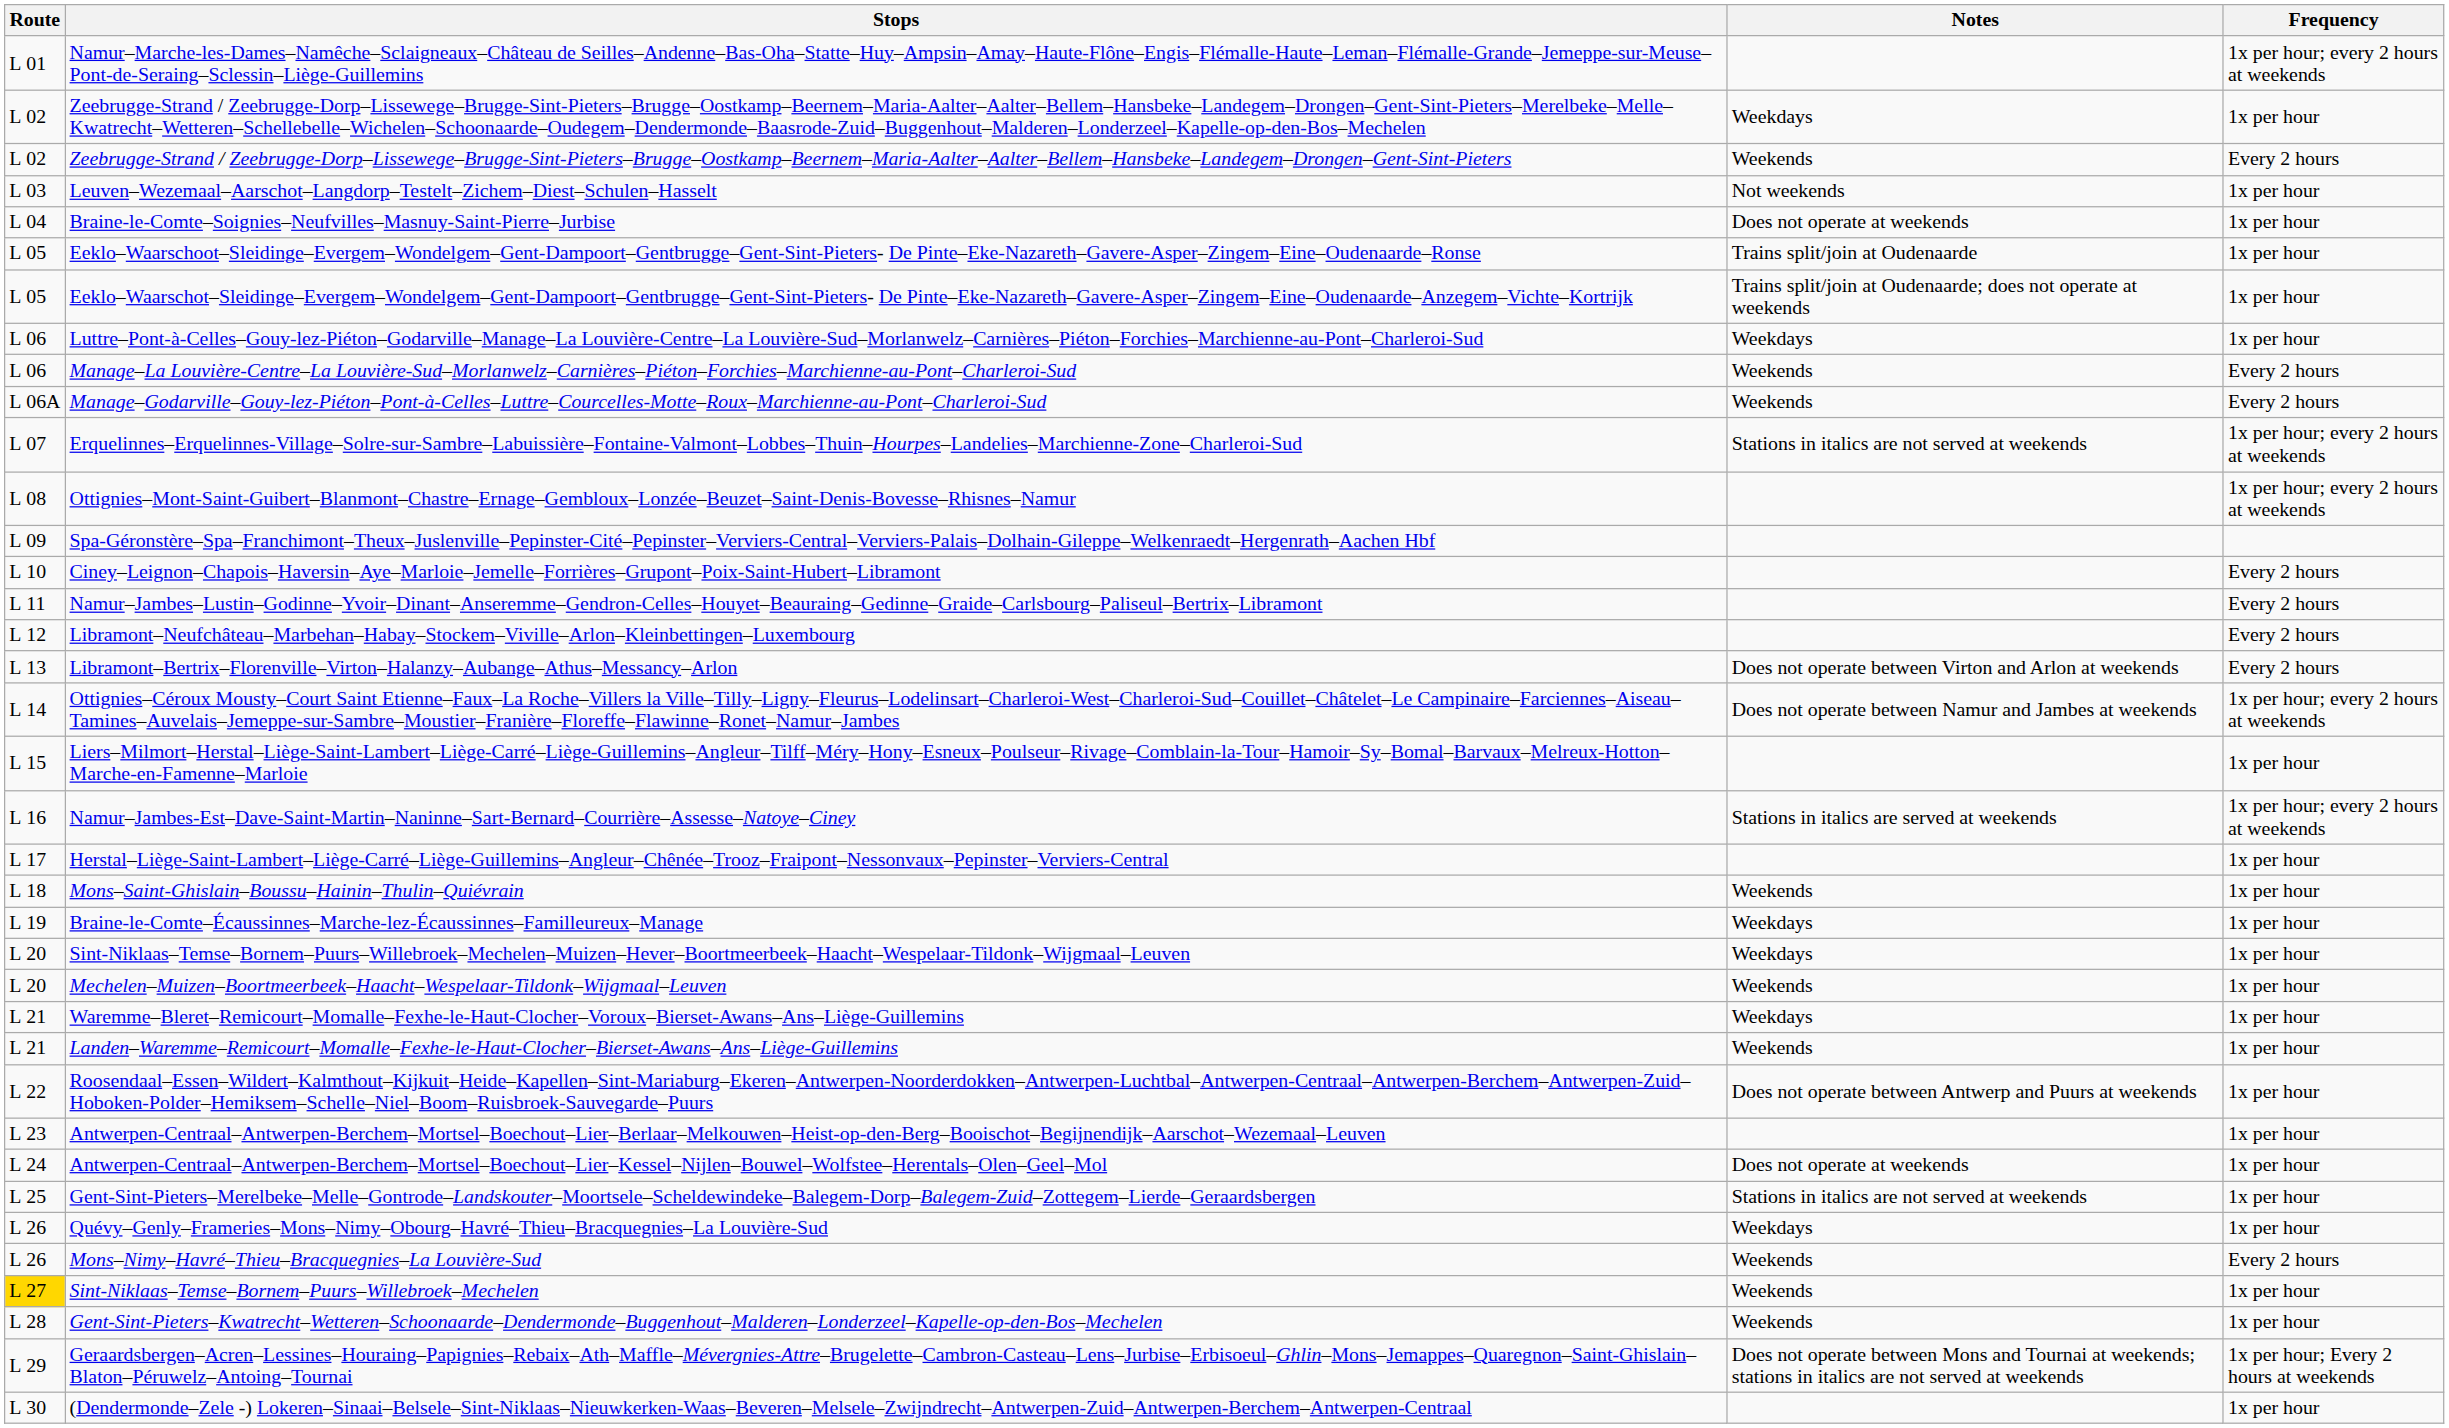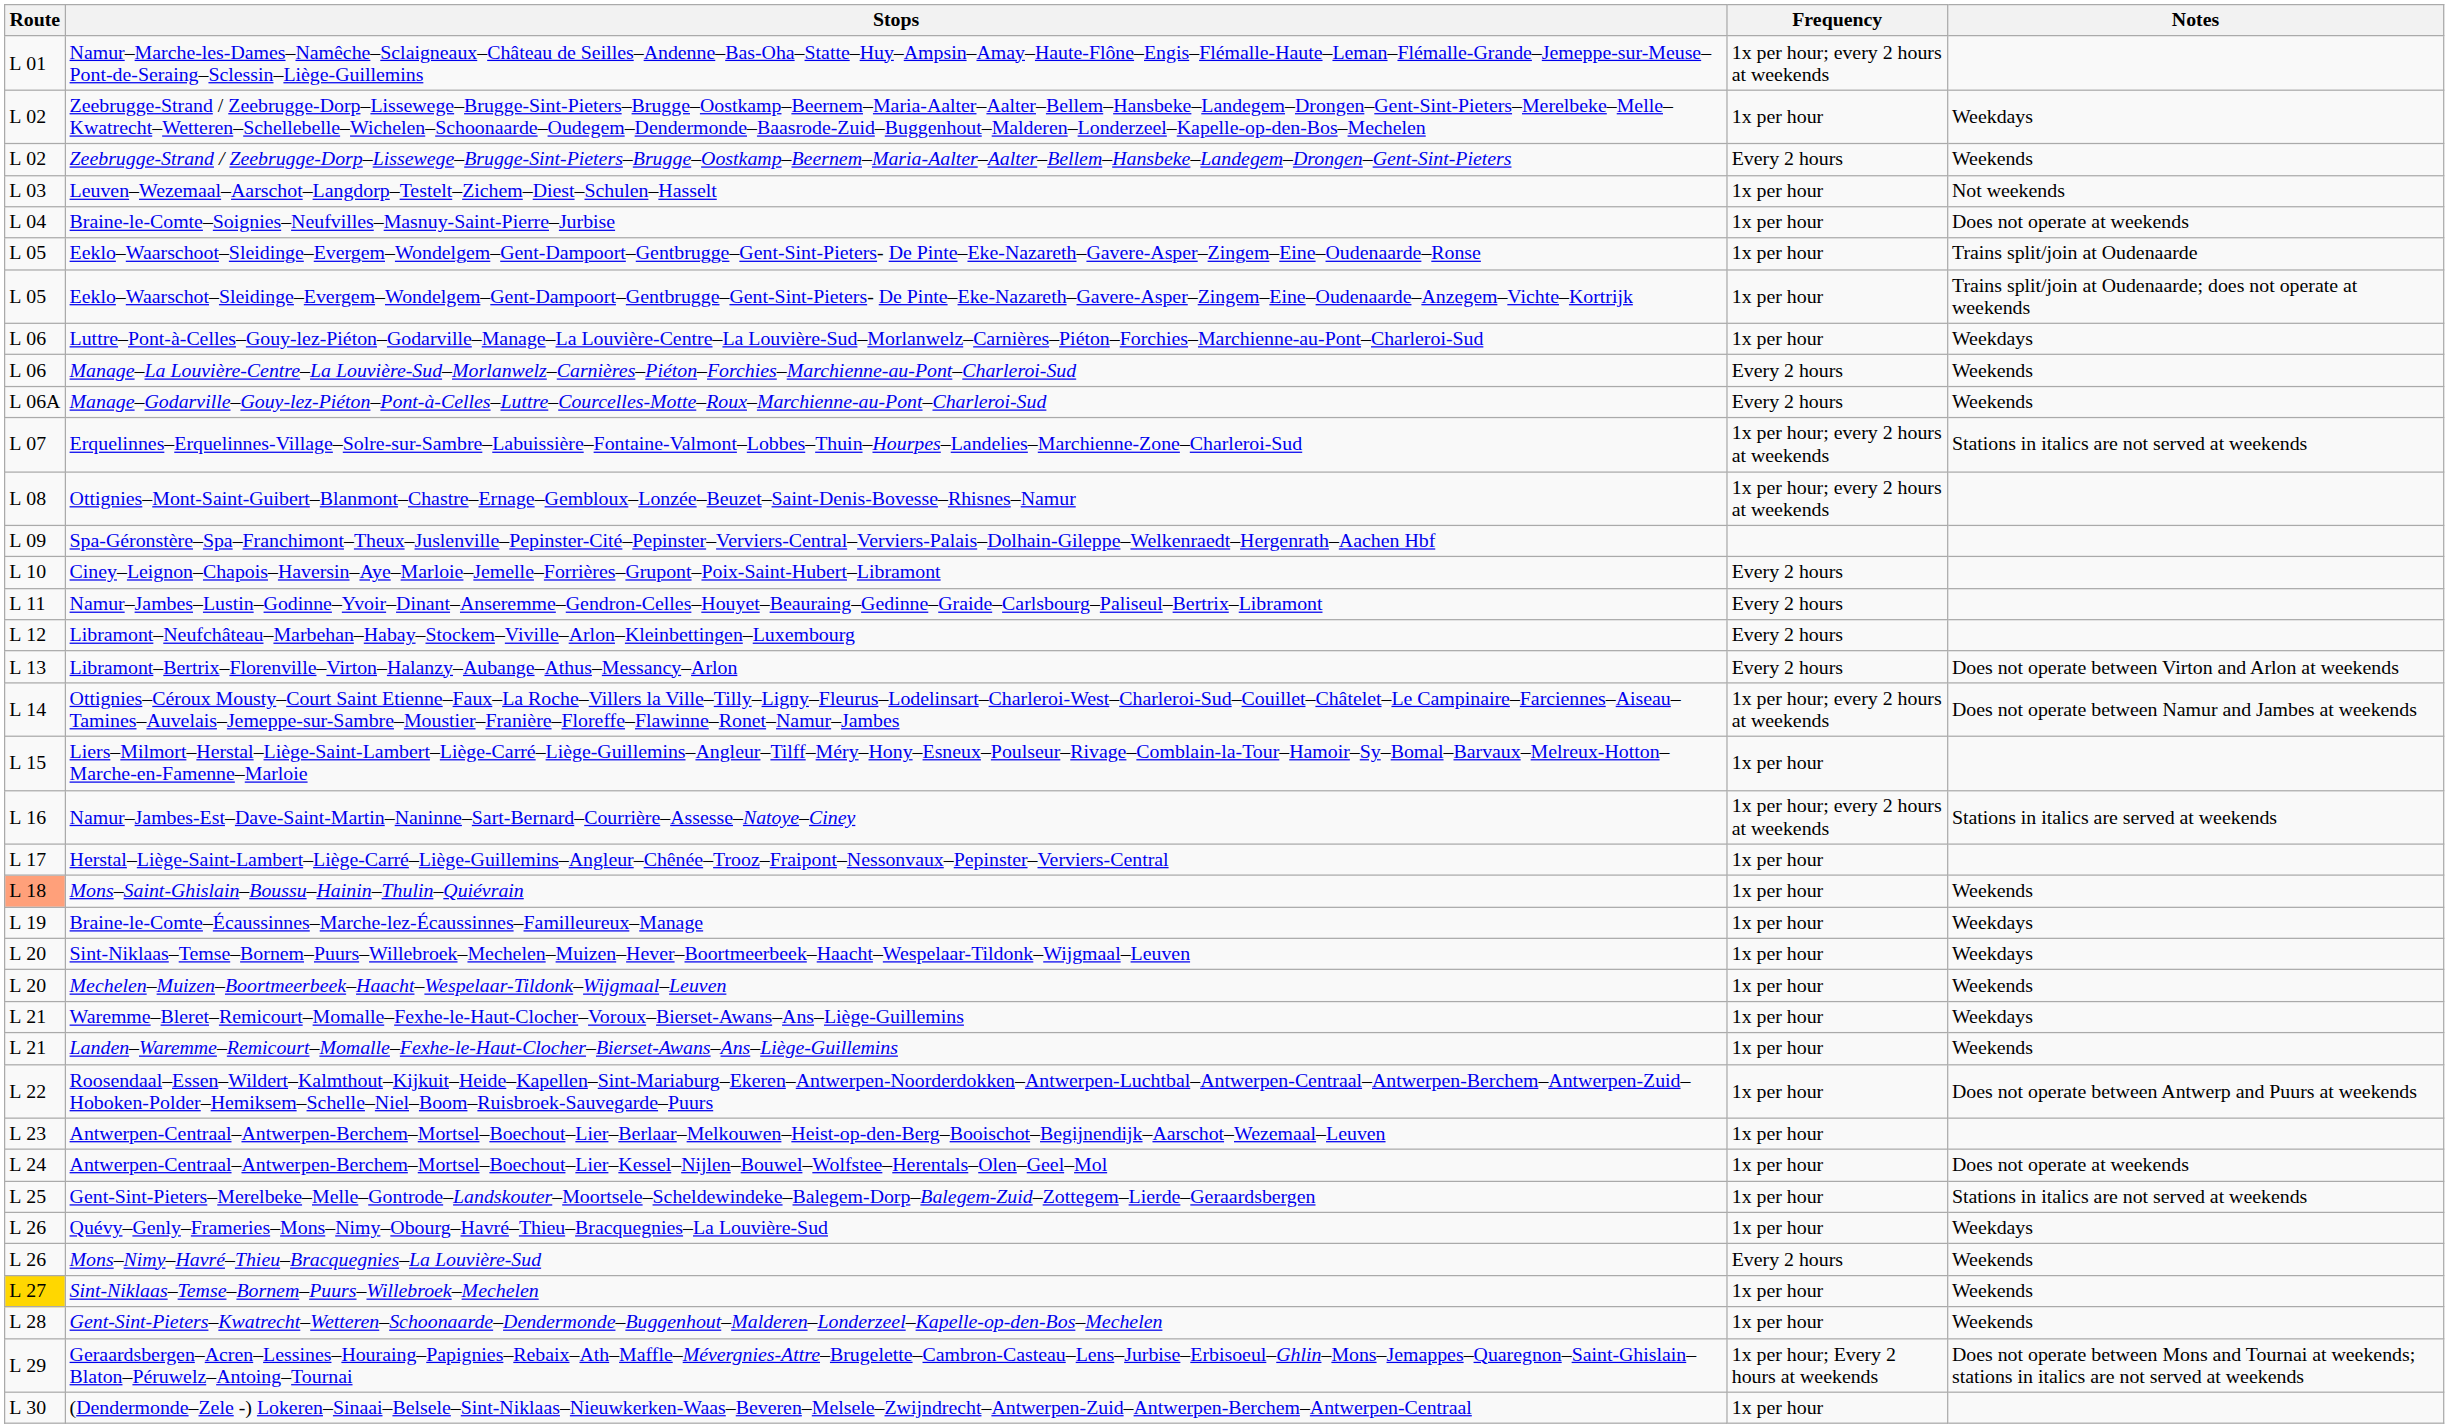columns swapped: (2334, 20) <-> (1975, 20)
(28, 891) no background -> (28, 891) lightsalmon background
